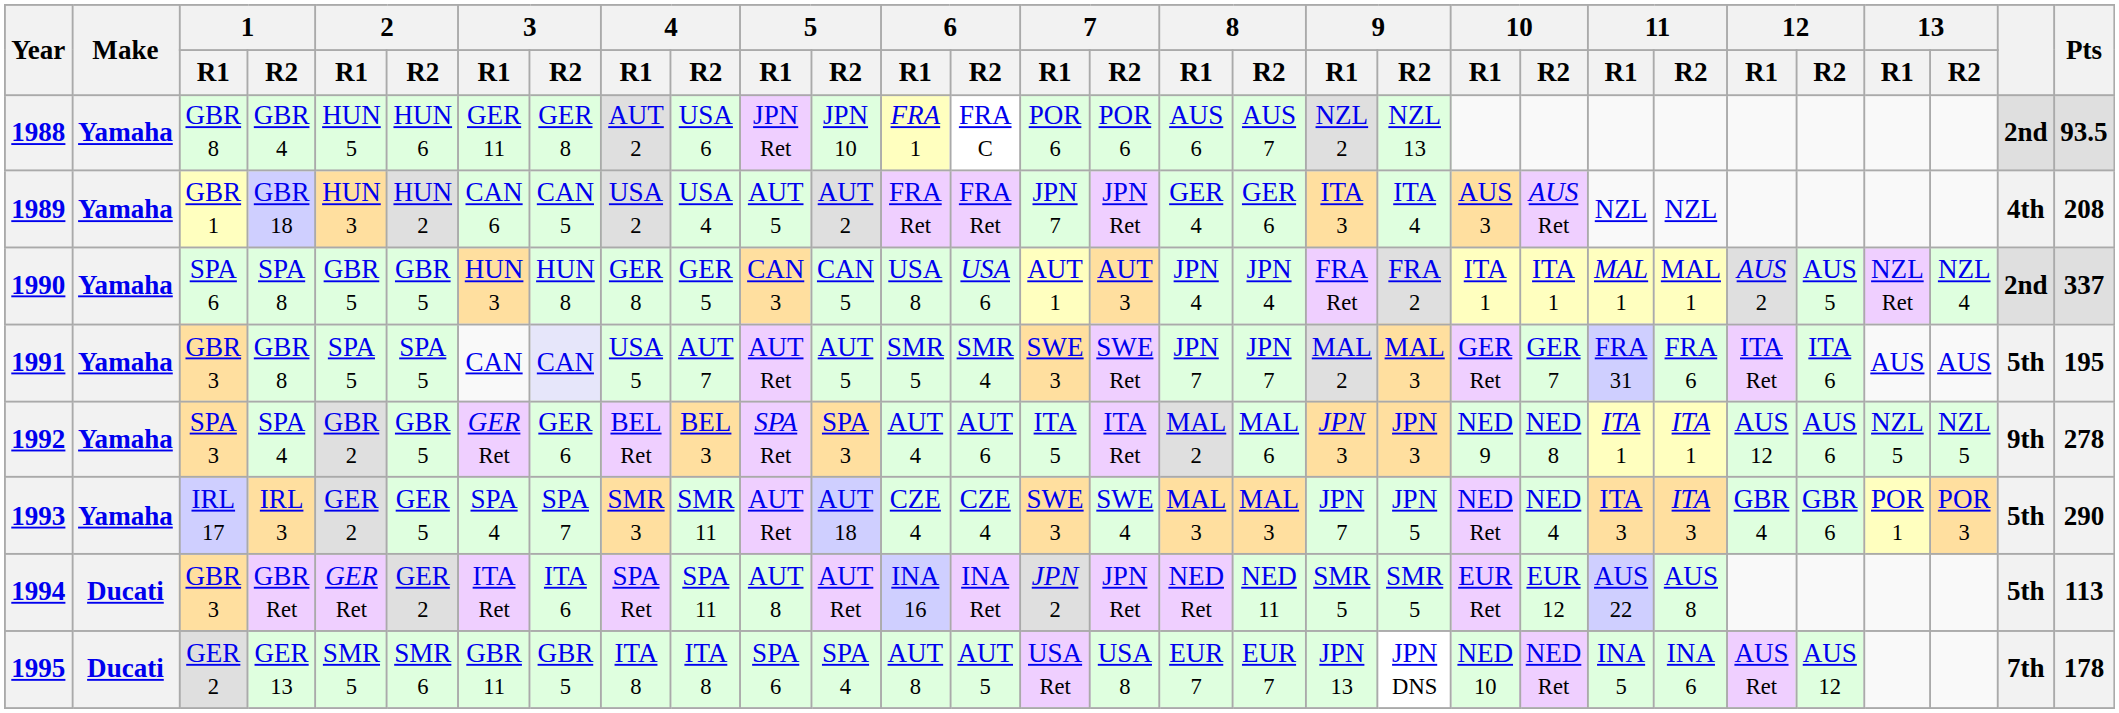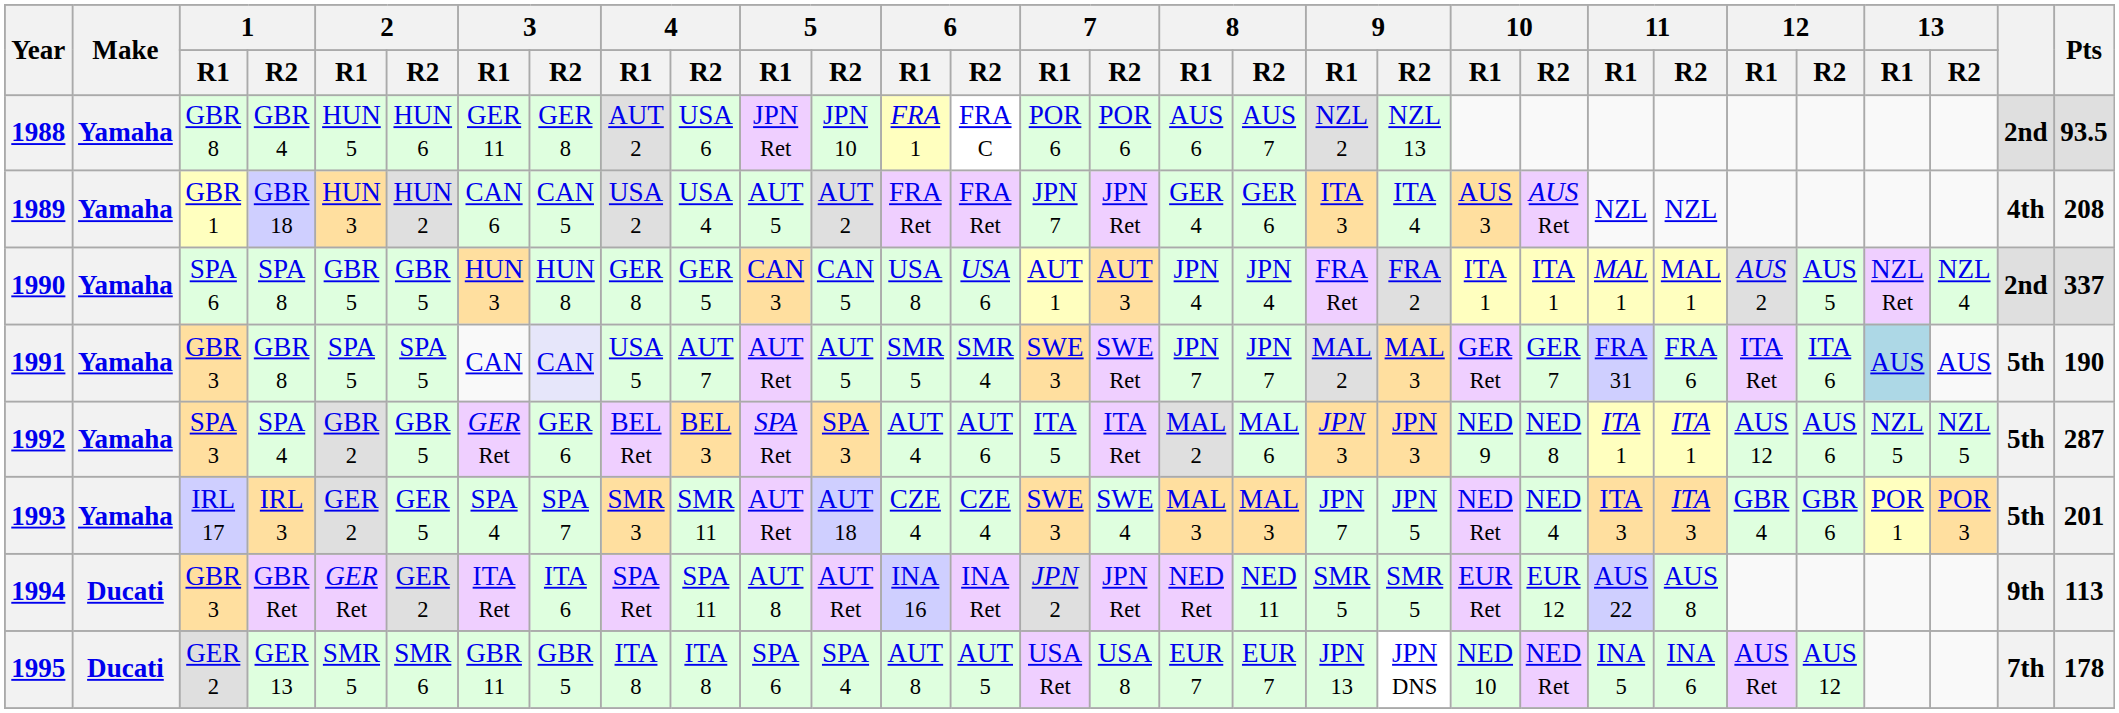(1897, 362) no background -> (1897, 362) lightblue background
(2084, 362) 195 -> (2084, 362) 190
(2026, 438) 9th -> (2026, 438) 5th
(2084, 438) 278 -> (2084, 438) 287
(2084, 515) 290 -> (2084, 515) 201
(2026, 592) 5th -> (2026, 592) 9th
